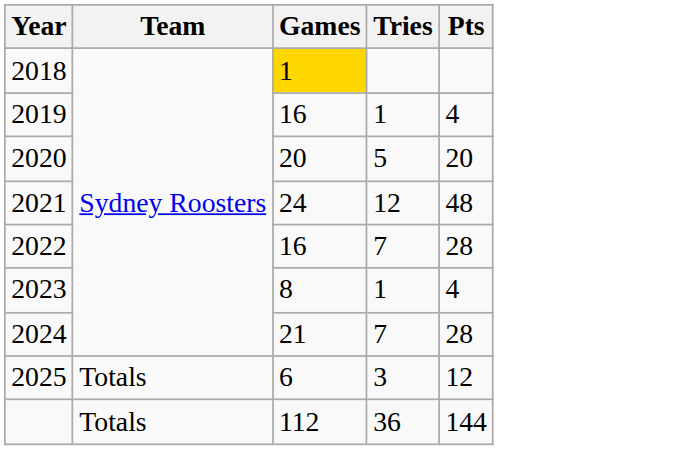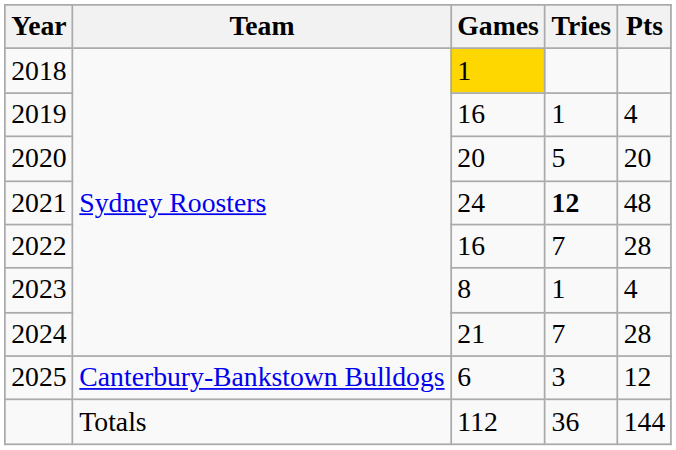(387, 202) normal -> (565, 202) bold
(113, 377) Totals -> (262, 377) Canterbury-Bankstown Bulldogs
